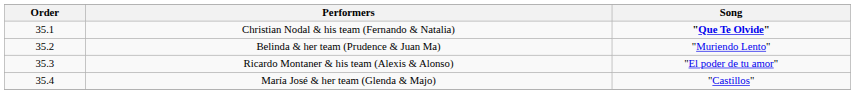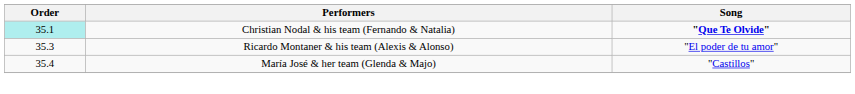(45, 30) no background -> (45, 30) paleturquoise background
- row: (349, 47)
